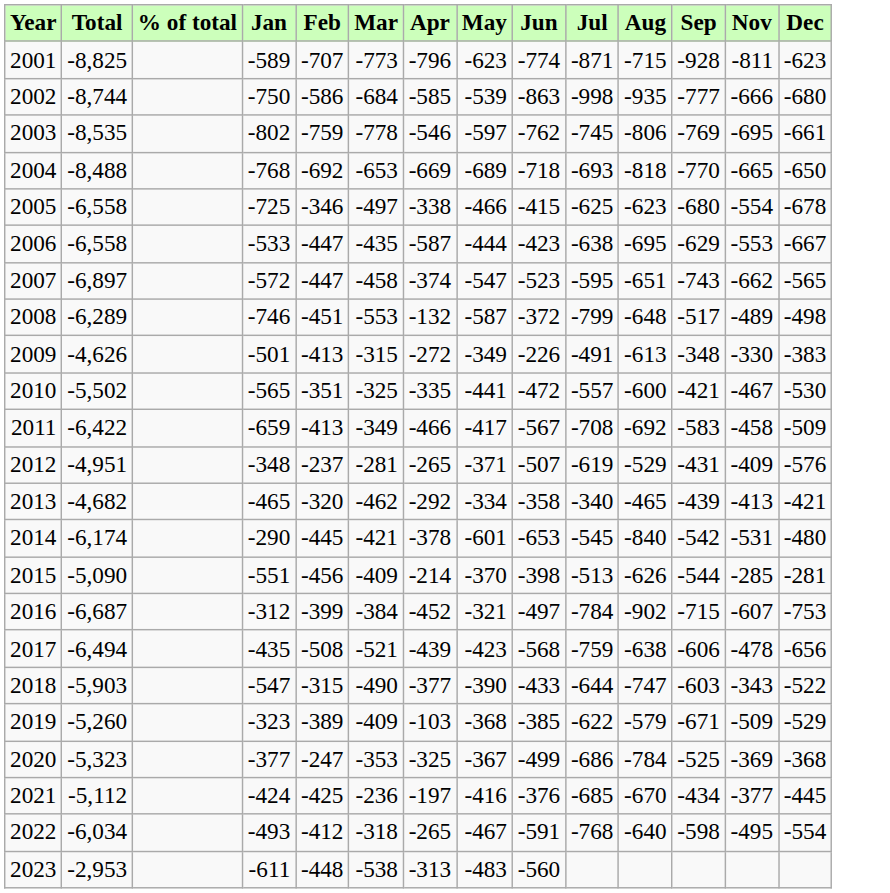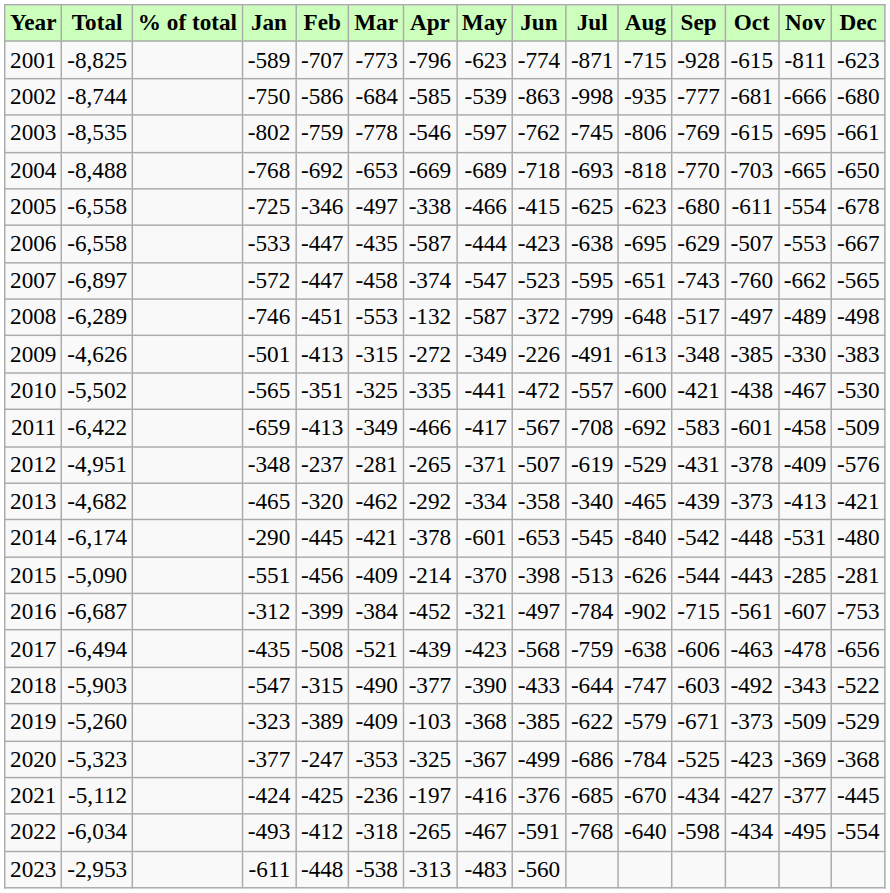+ column: (752, 22)
